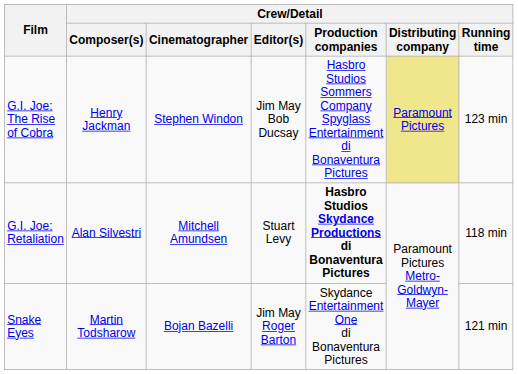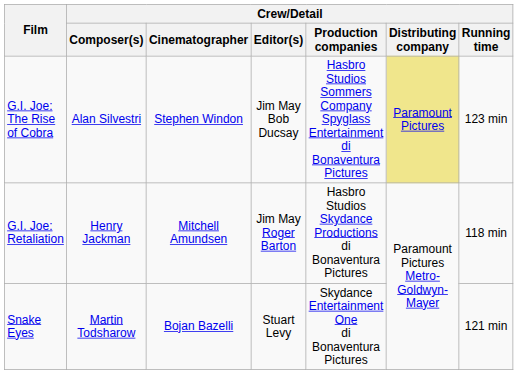(106, 119) Henry Jackman -> (106, 119) Alan Silvestri
(106, 233) Alan Silvestri -> (106, 233) Henry Jackman
(278, 233) Stuart Levy -> (278, 233) Jim May Roger Barton
(346, 233) bold -> (346, 233) normal
(278, 326) Jim May Roger Barton -> (278, 326) Stuart Levy
